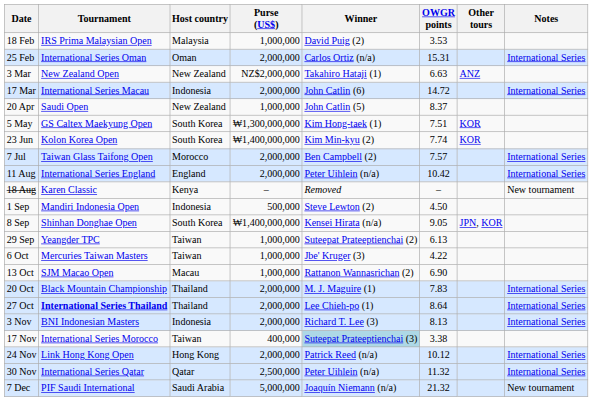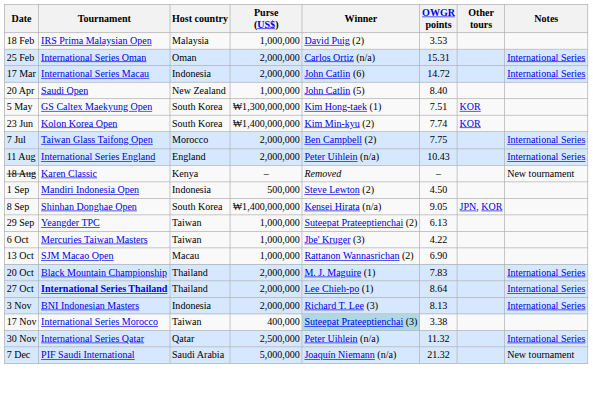- row: (19, 74)
(439, 107) 8.37 -> (439, 91) 8.40
(439, 157) 7.57 -> (439, 140) 7.75
(439, 173) 10.42 -> (439, 157) 10.43
- row: (22, 355)
